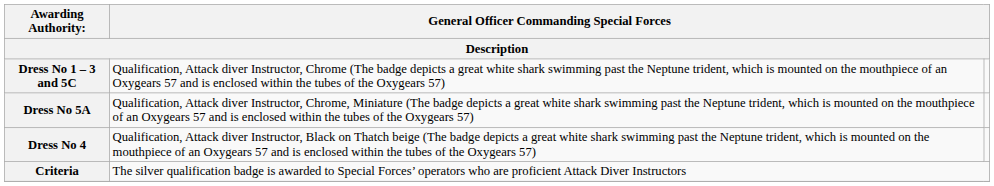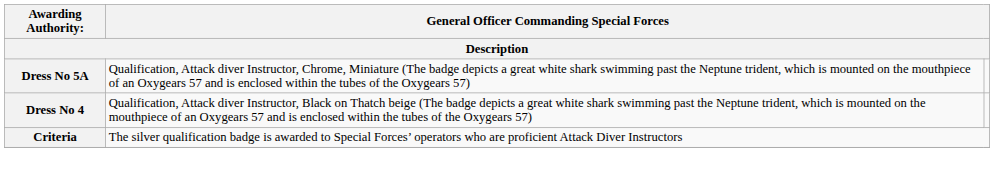- row: (57, 75)
